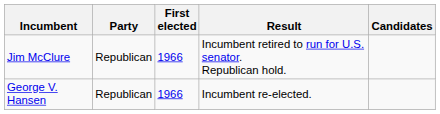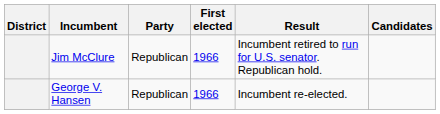+ column: (27, 26)
